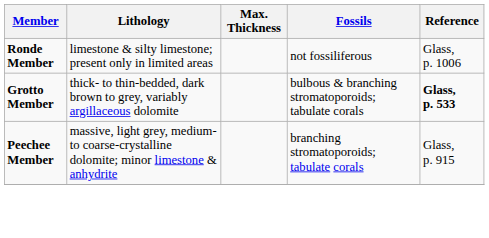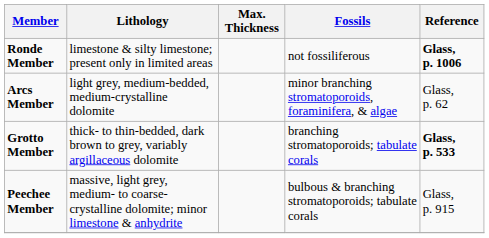(442, 55) normal -> (442, 55) bold
+ row: (30, 97)
(344, 97) bulbous & branching stromatoporoids; tabulate corals -> (352, 145) branching stromatoporoids; tabulate corals
(333, 152) branching stromatoporoids; tabulate corals -> (352, 201) bulbous & branching stromatoporoids; tabulate corals
